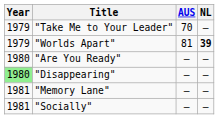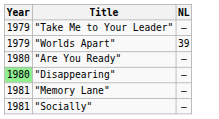- column: (187, 12)
(206, 44) bold -> (184, 44) normal
